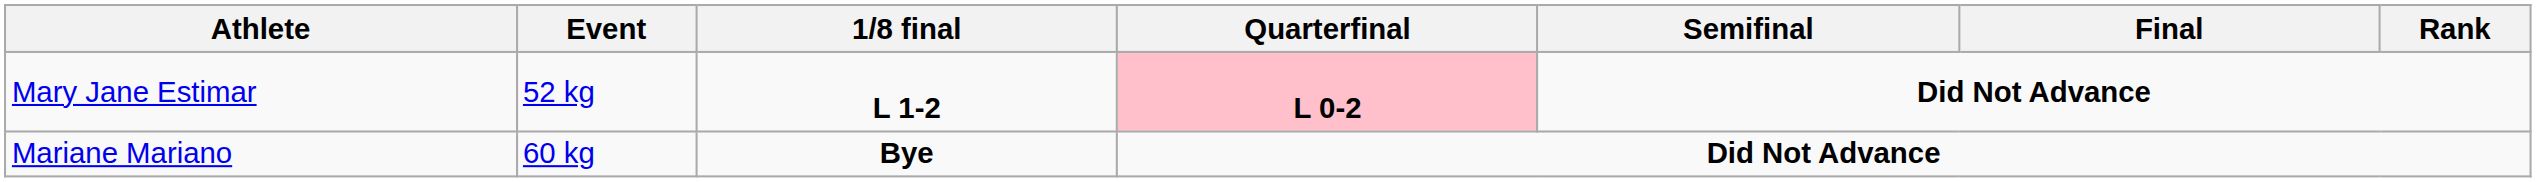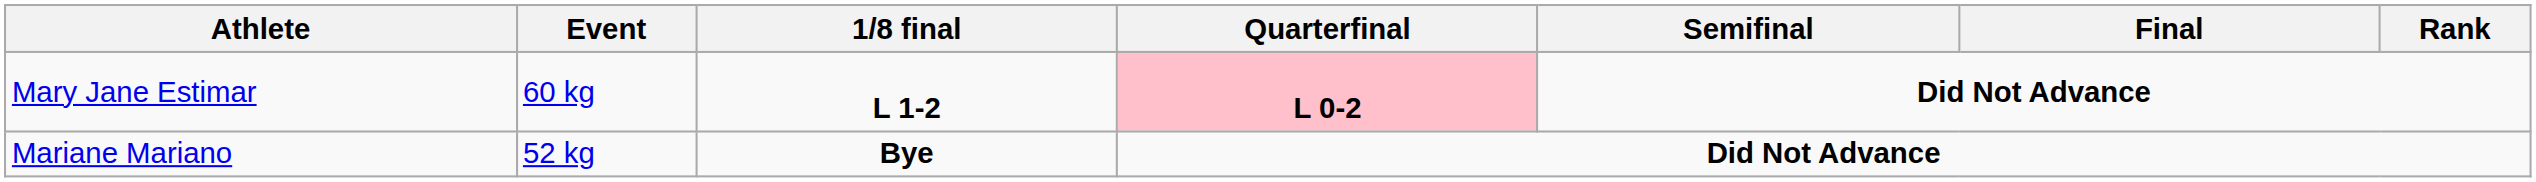(559, 91) 52 kg -> (559, 91) 60 kg
(559, 154) 60 kg -> (559, 154) 52 kg
